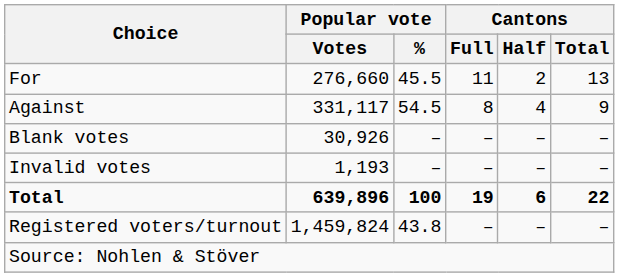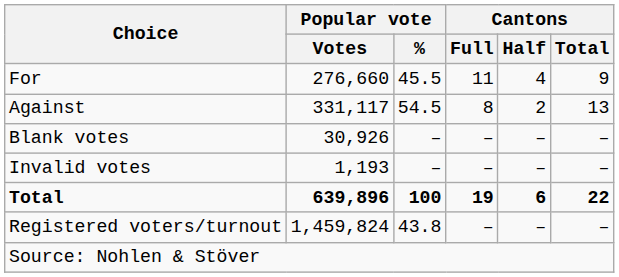(541, 79) 2 -> (541, 79) 4
(599, 79) 13 -> (604, 79) 9
(541, 109) 4 -> (541, 109) 2
(604, 109) 9 -> (599, 109) 13
